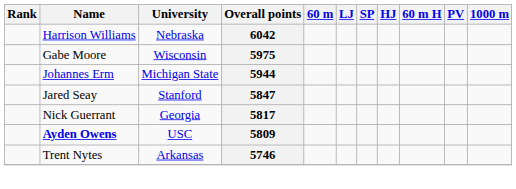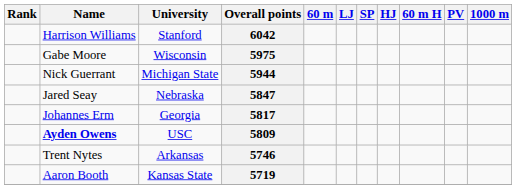(180, 34) Nebraska -> (180, 34) Stanford
(78, 74) Johannes Erm -> (79, 74) Nick Guerrant
(180, 94) Stanford -> (180, 94) Nebraska
(79, 114) Nick Guerrant -> (78, 114) Johannes Erm
+ row: (263, 174)
